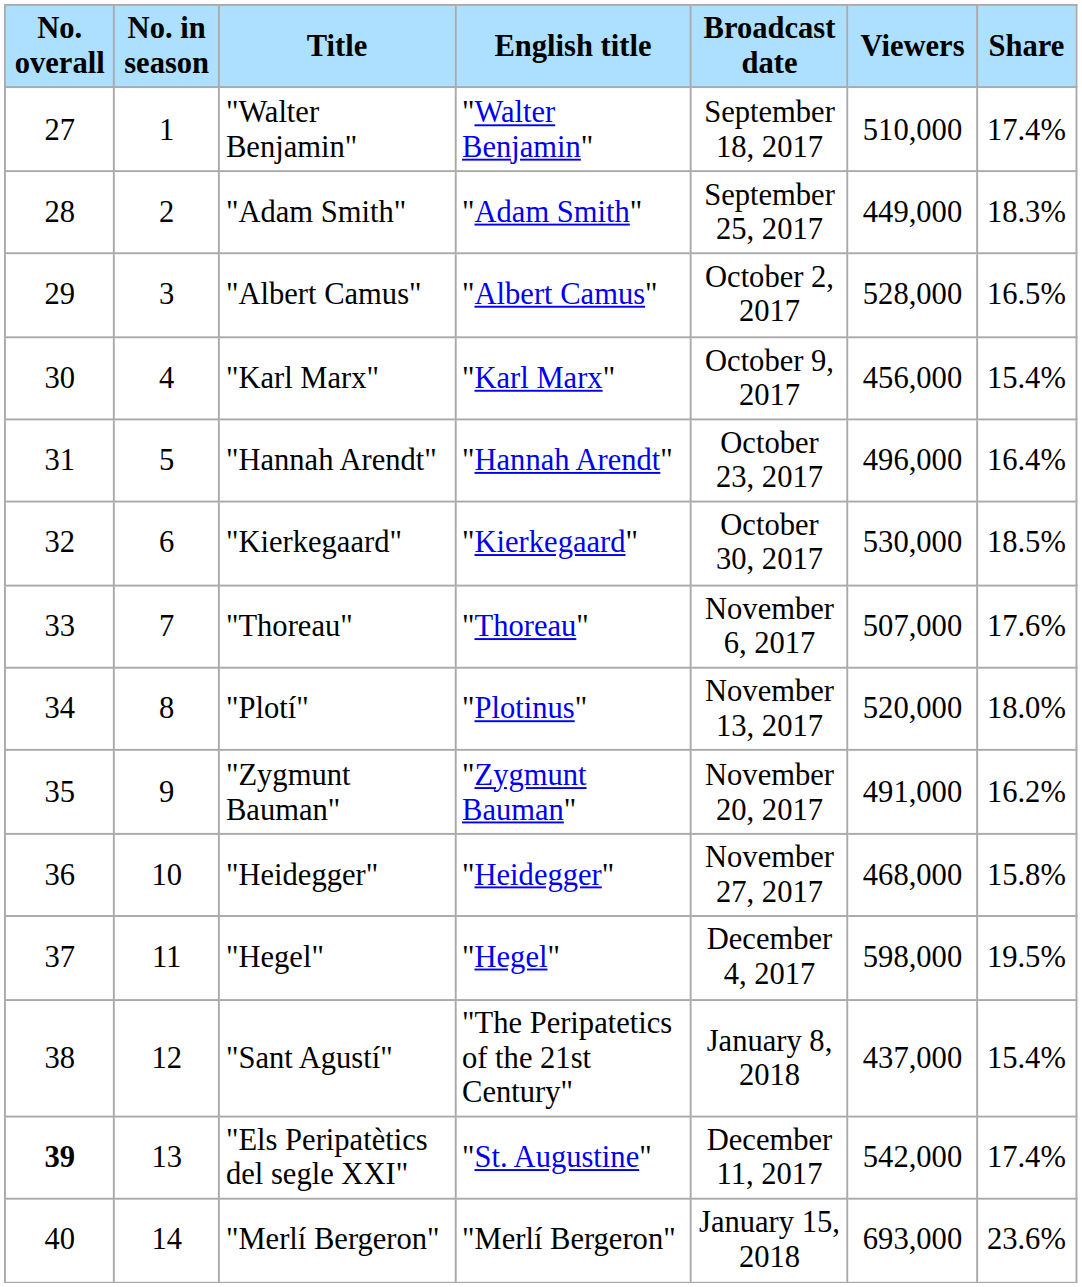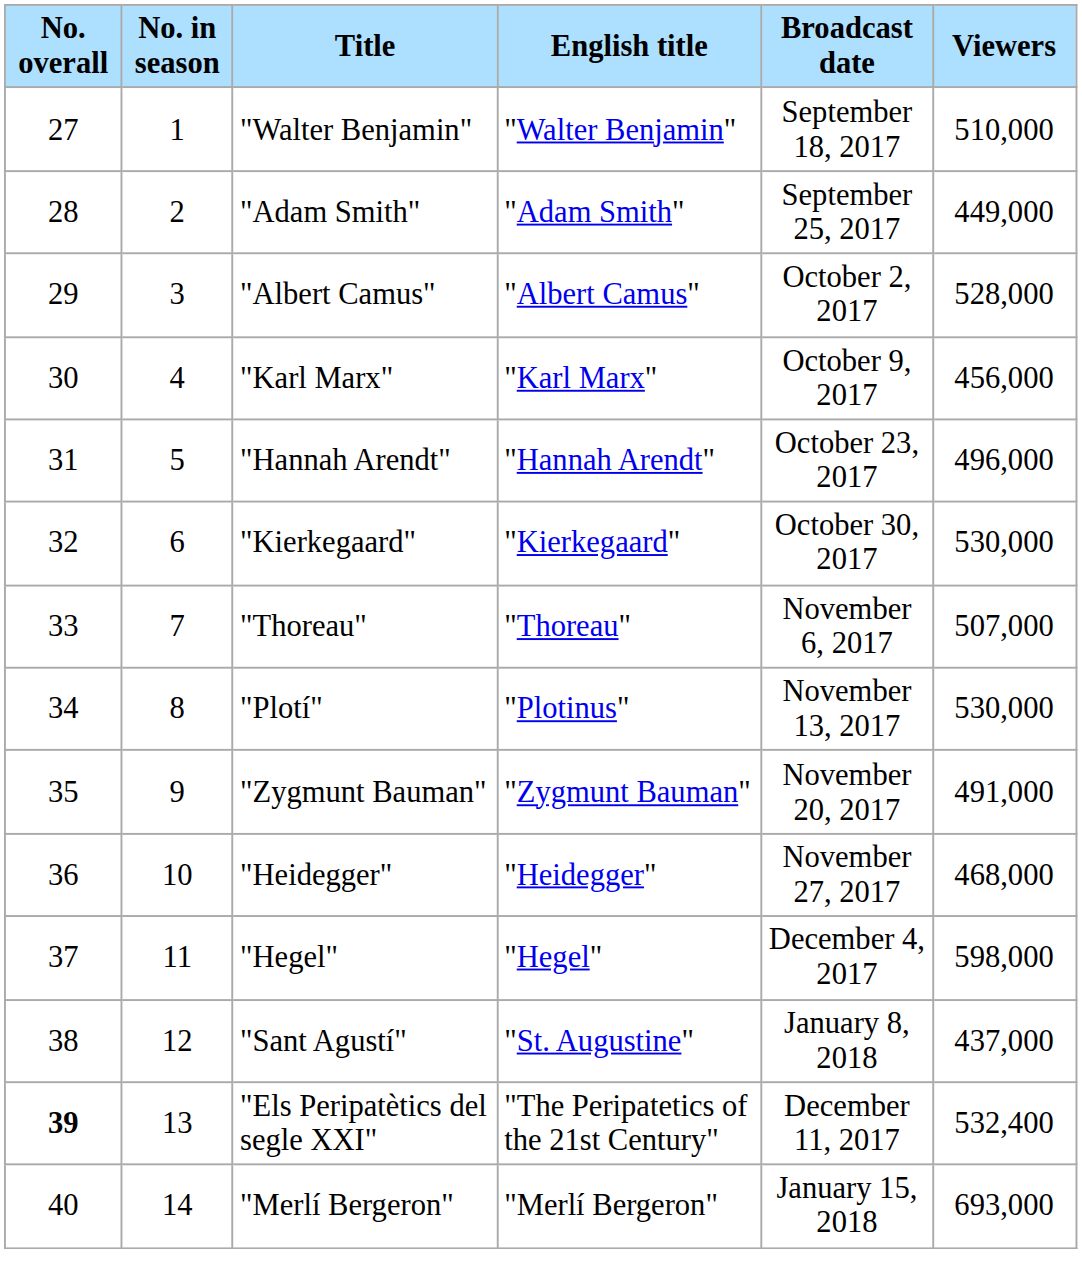- column: (1026, 45)
(913, 708) 520,000 -> (1004, 708) 530,000
(567, 1057) "The Peripatetics of the 21st Century" -> (599, 1040) "St. Augustine"
(557, 1157) "St. Augustine" -> (626, 1122) "The Peripatetics of the 21st Century"
(913, 1157) 542,000 -> (1004, 1122) 532,400
